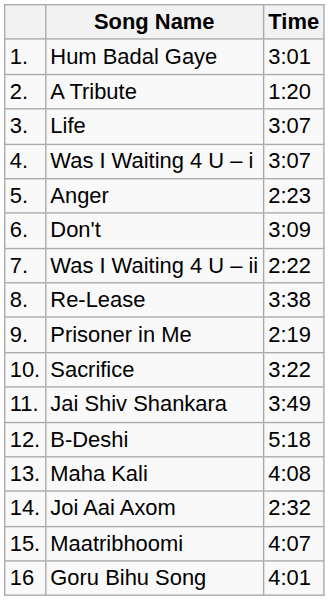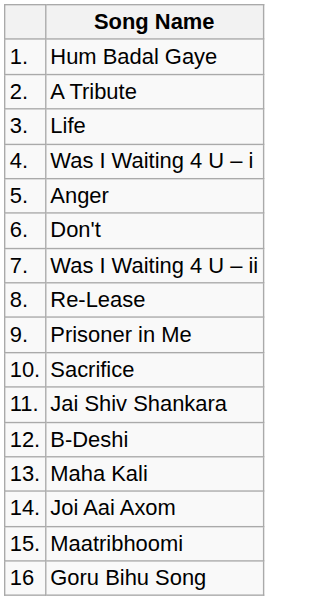- column: (294, 21)
